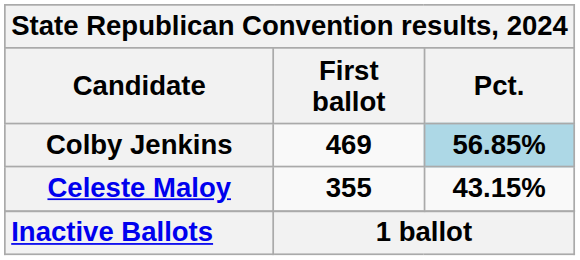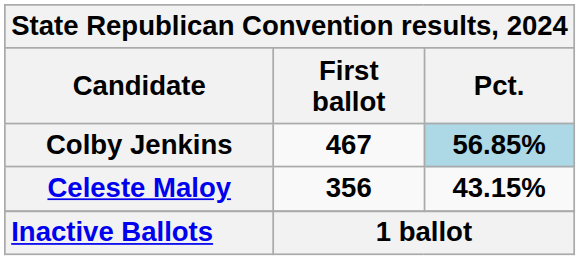(349, 144) 469 -> (349, 144) 467
(349, 188) 355 -> (349, 188) 356
